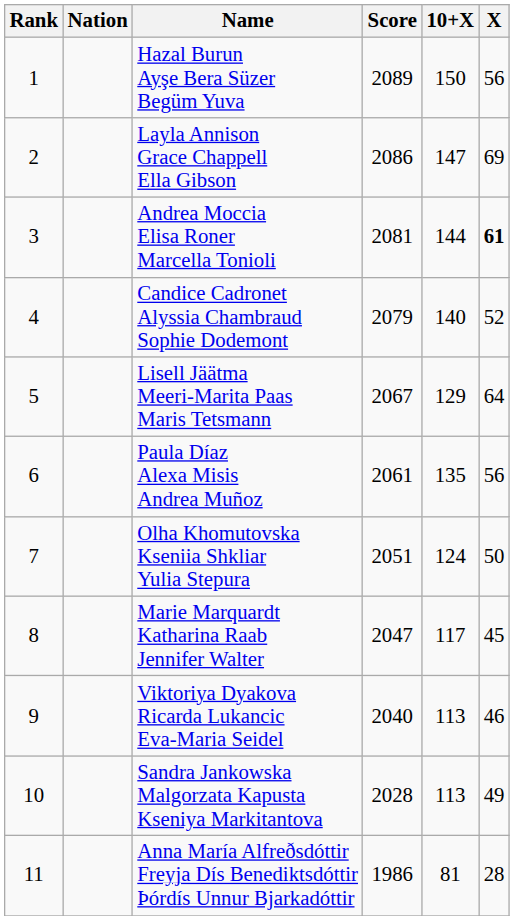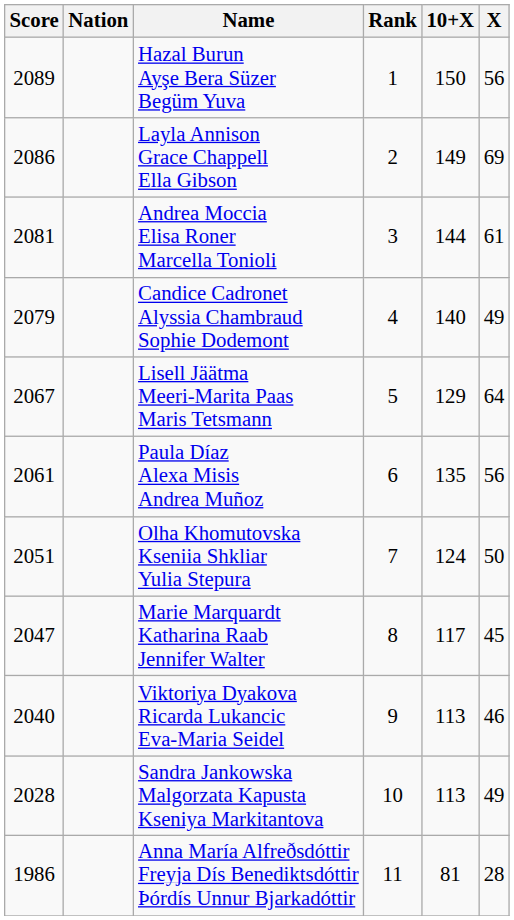columns swapped: (34, 20) <-> (392, 20)
(450, 157) 147 -> (450, 157) 149
(494, 236) bold -> (494, 236) normal
(494, 316) 52 -> (494, 316) 49
